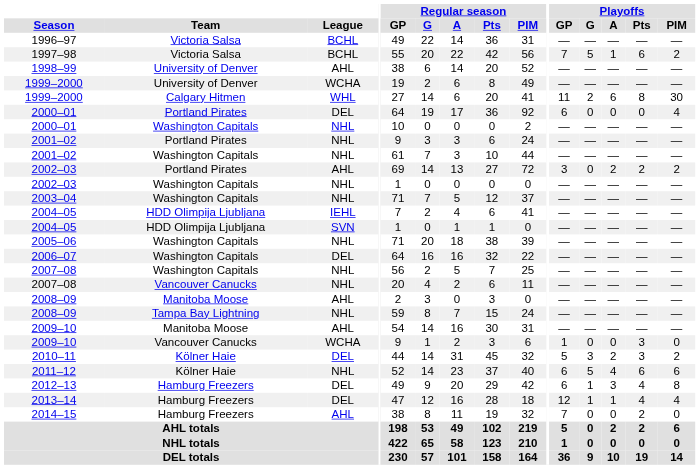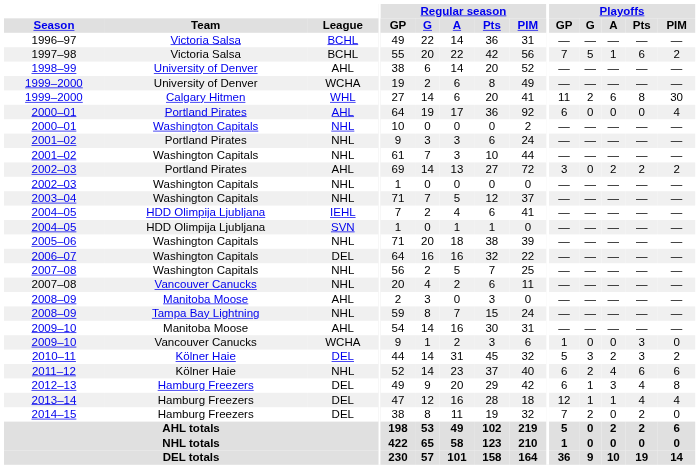(343, 112) DEL -> (343, 112) AHL
(590, 371) 5 -> (590, 371) 2
(343, 414) AHL -> (343, 414) DEL
(590, 414) 0 -> (590, 414) 2
